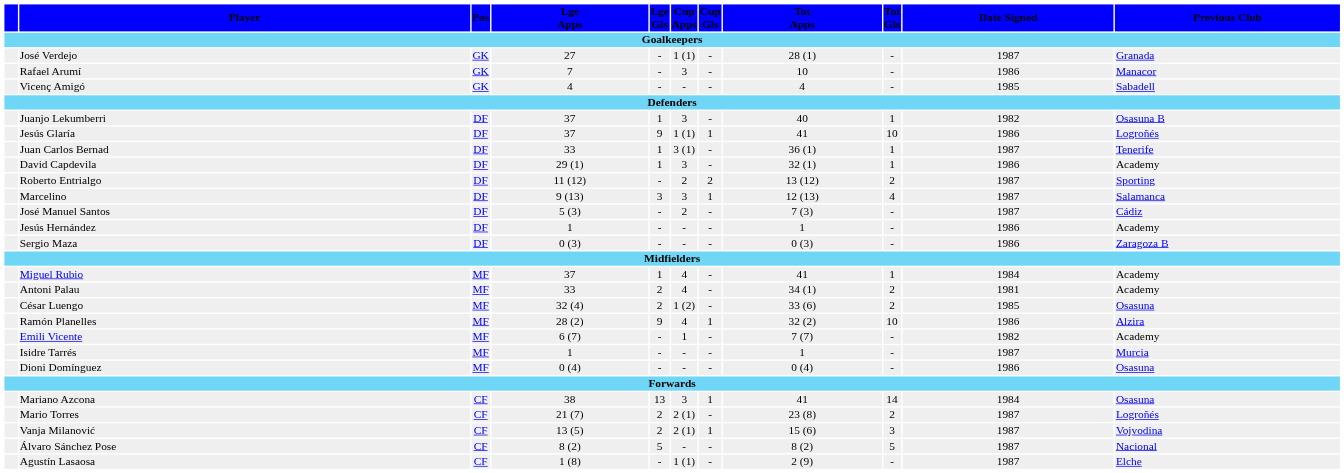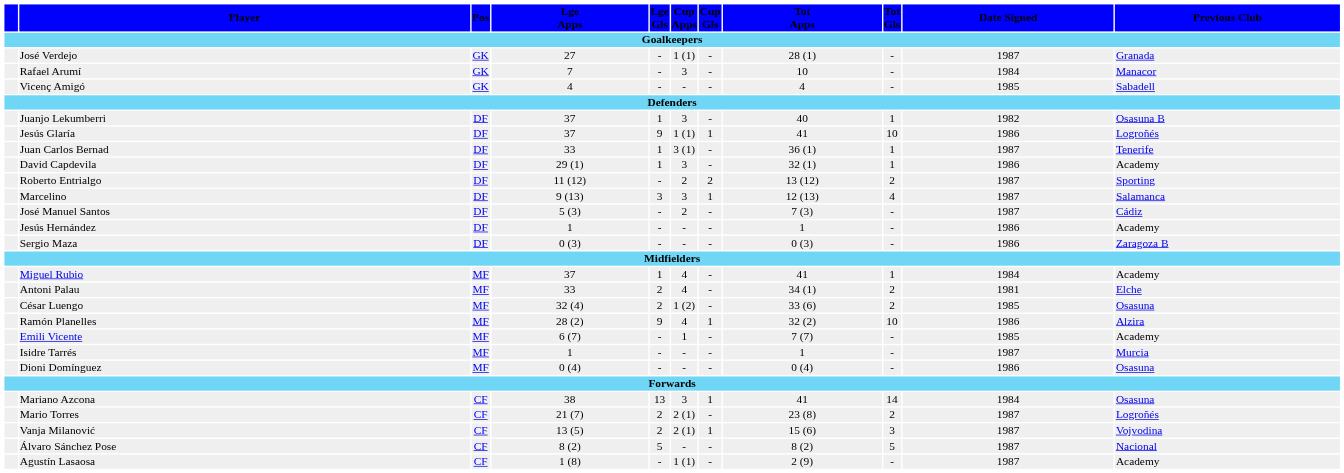(1008, 71) 1986 -> (1008, 71) 1984
(1138, 289) Academy -> (1129, 289) Elche
(1008, 336) 1982 -> (1008, 336) 1985
(1129, 461) Elche -> (1138, 461) Academy
